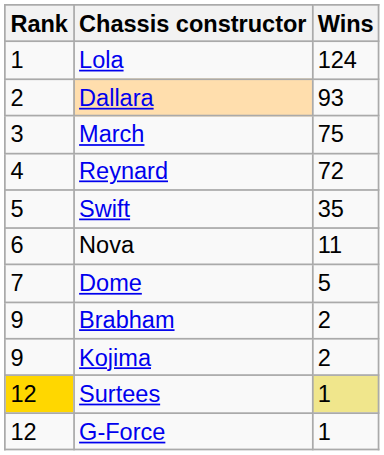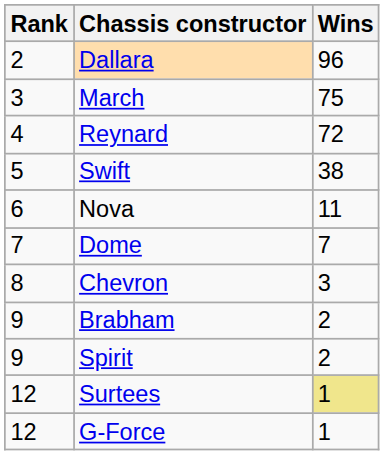- row: (101, 60)
(331, 97) 93 -> (331, 60) 96
(331, 208) 35 -> (331, 171) 38
(324, 283) 5 -> (324, 246) 7
+ row: (124, 283)
- row: (115, 357)
+ row: (106, 357)
(24, 394) gold background -> (24, 394) no background
